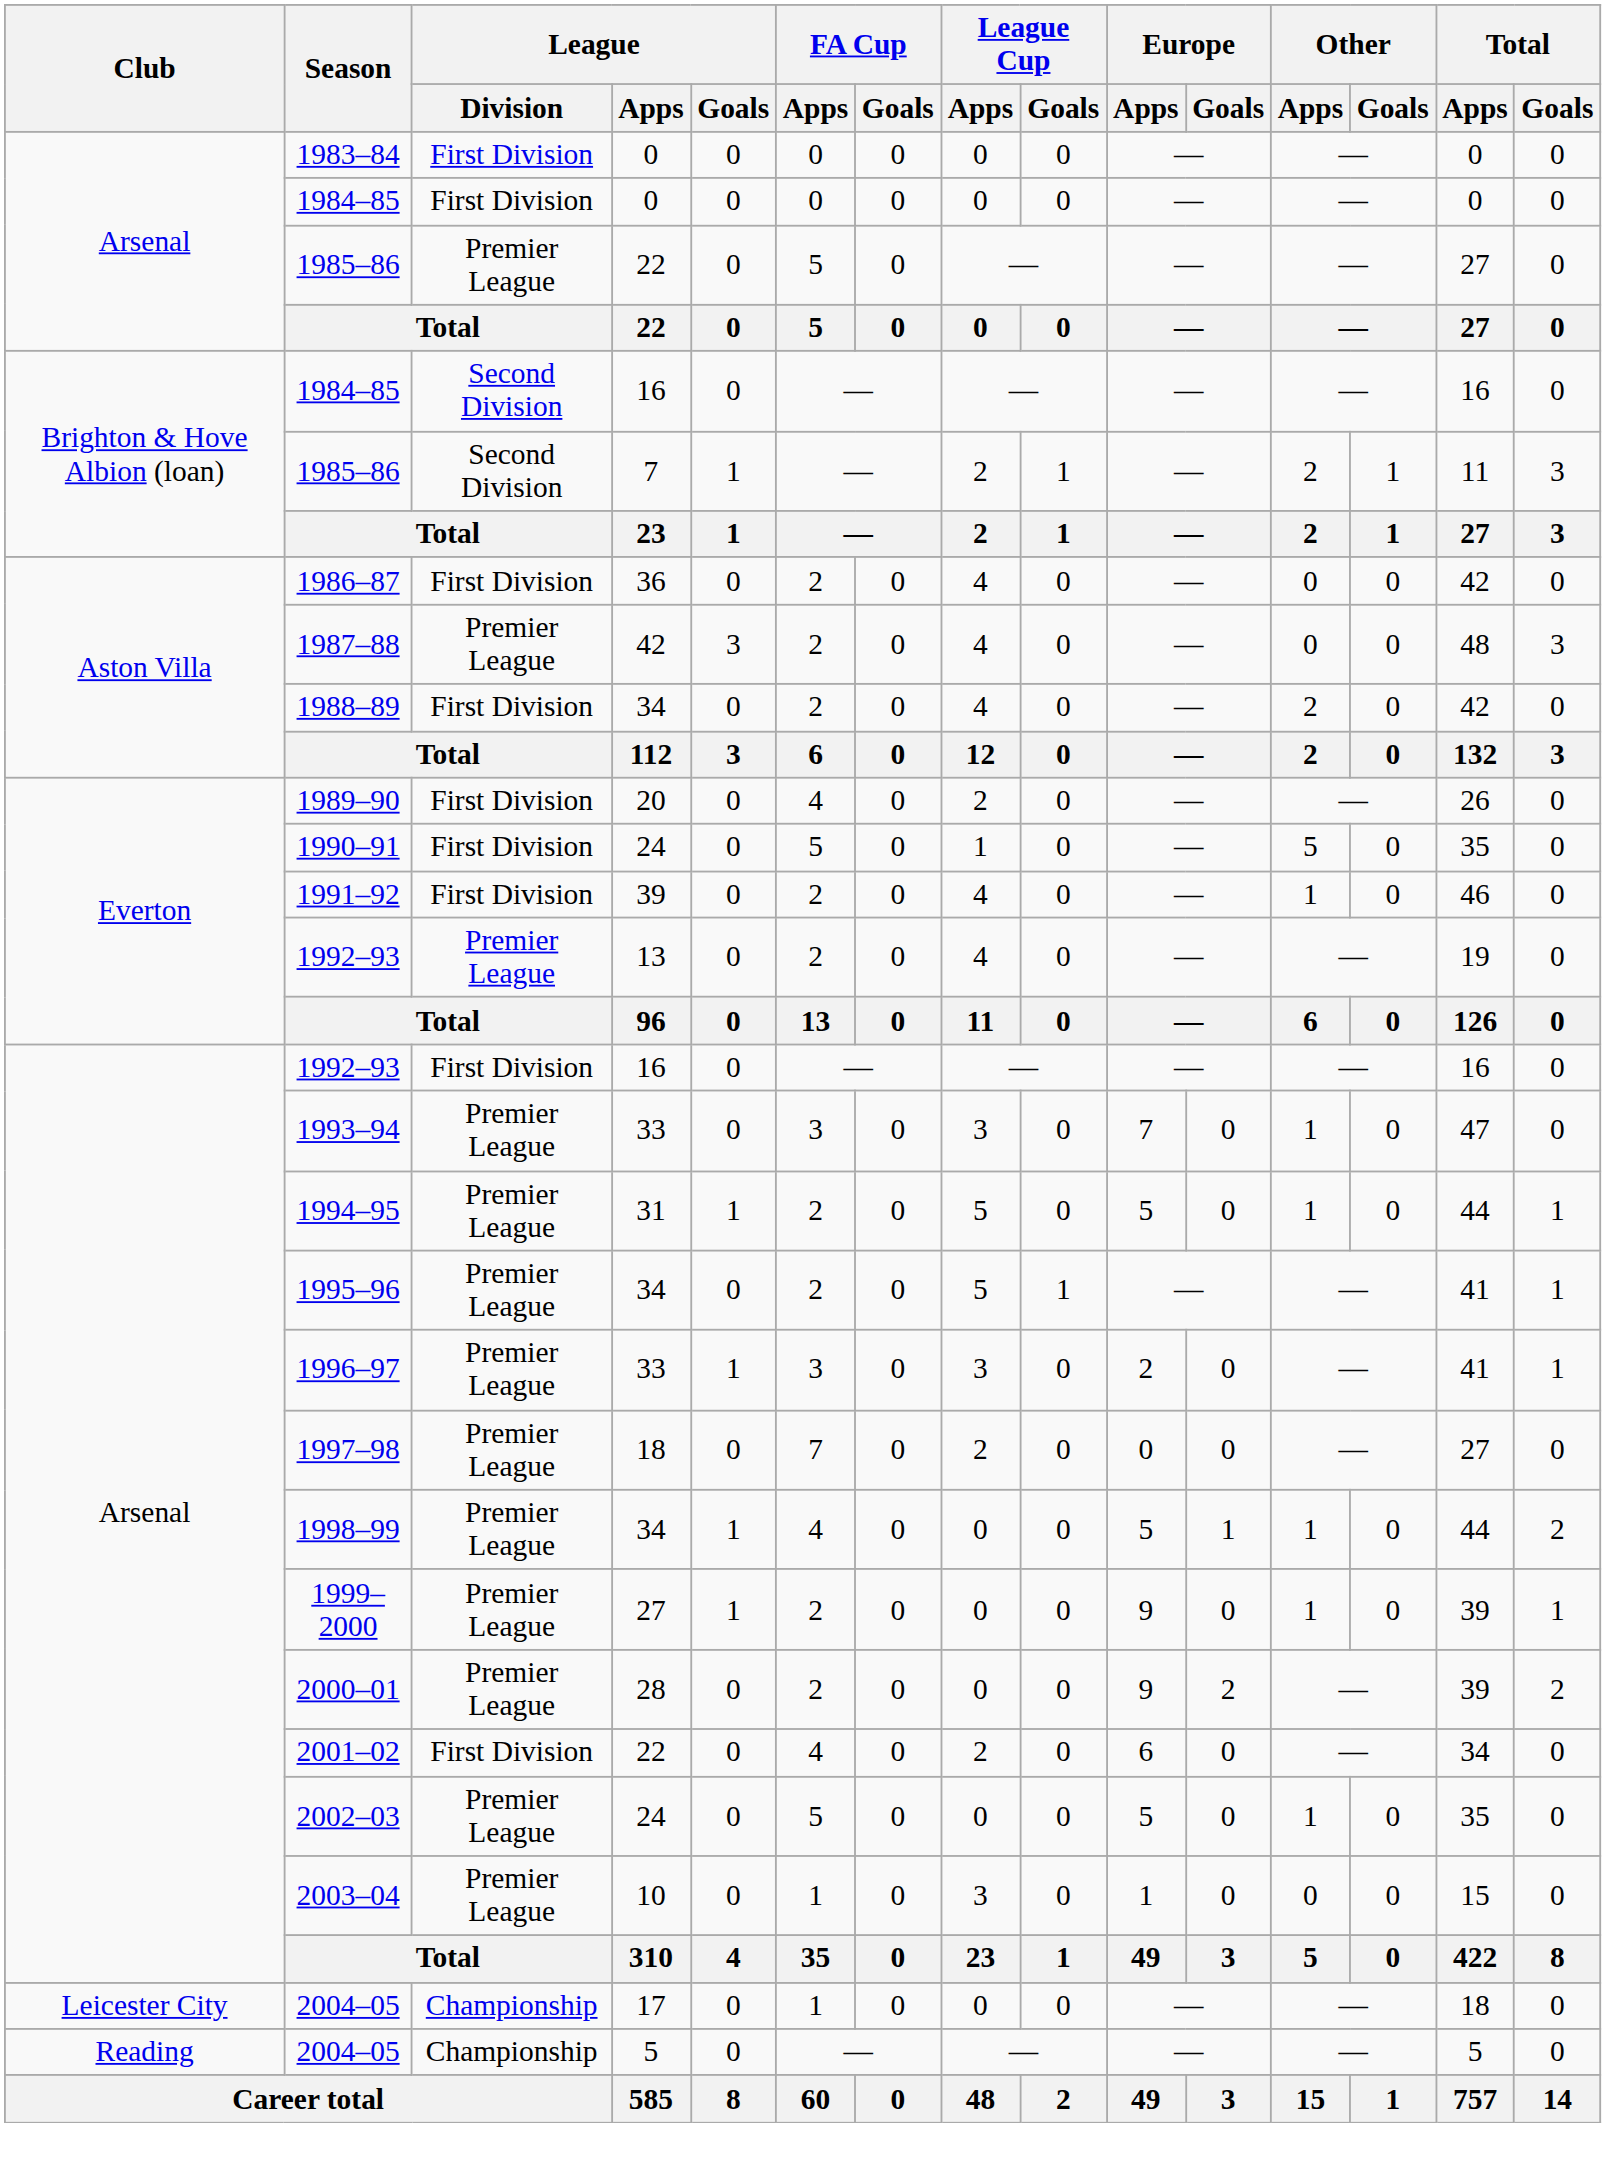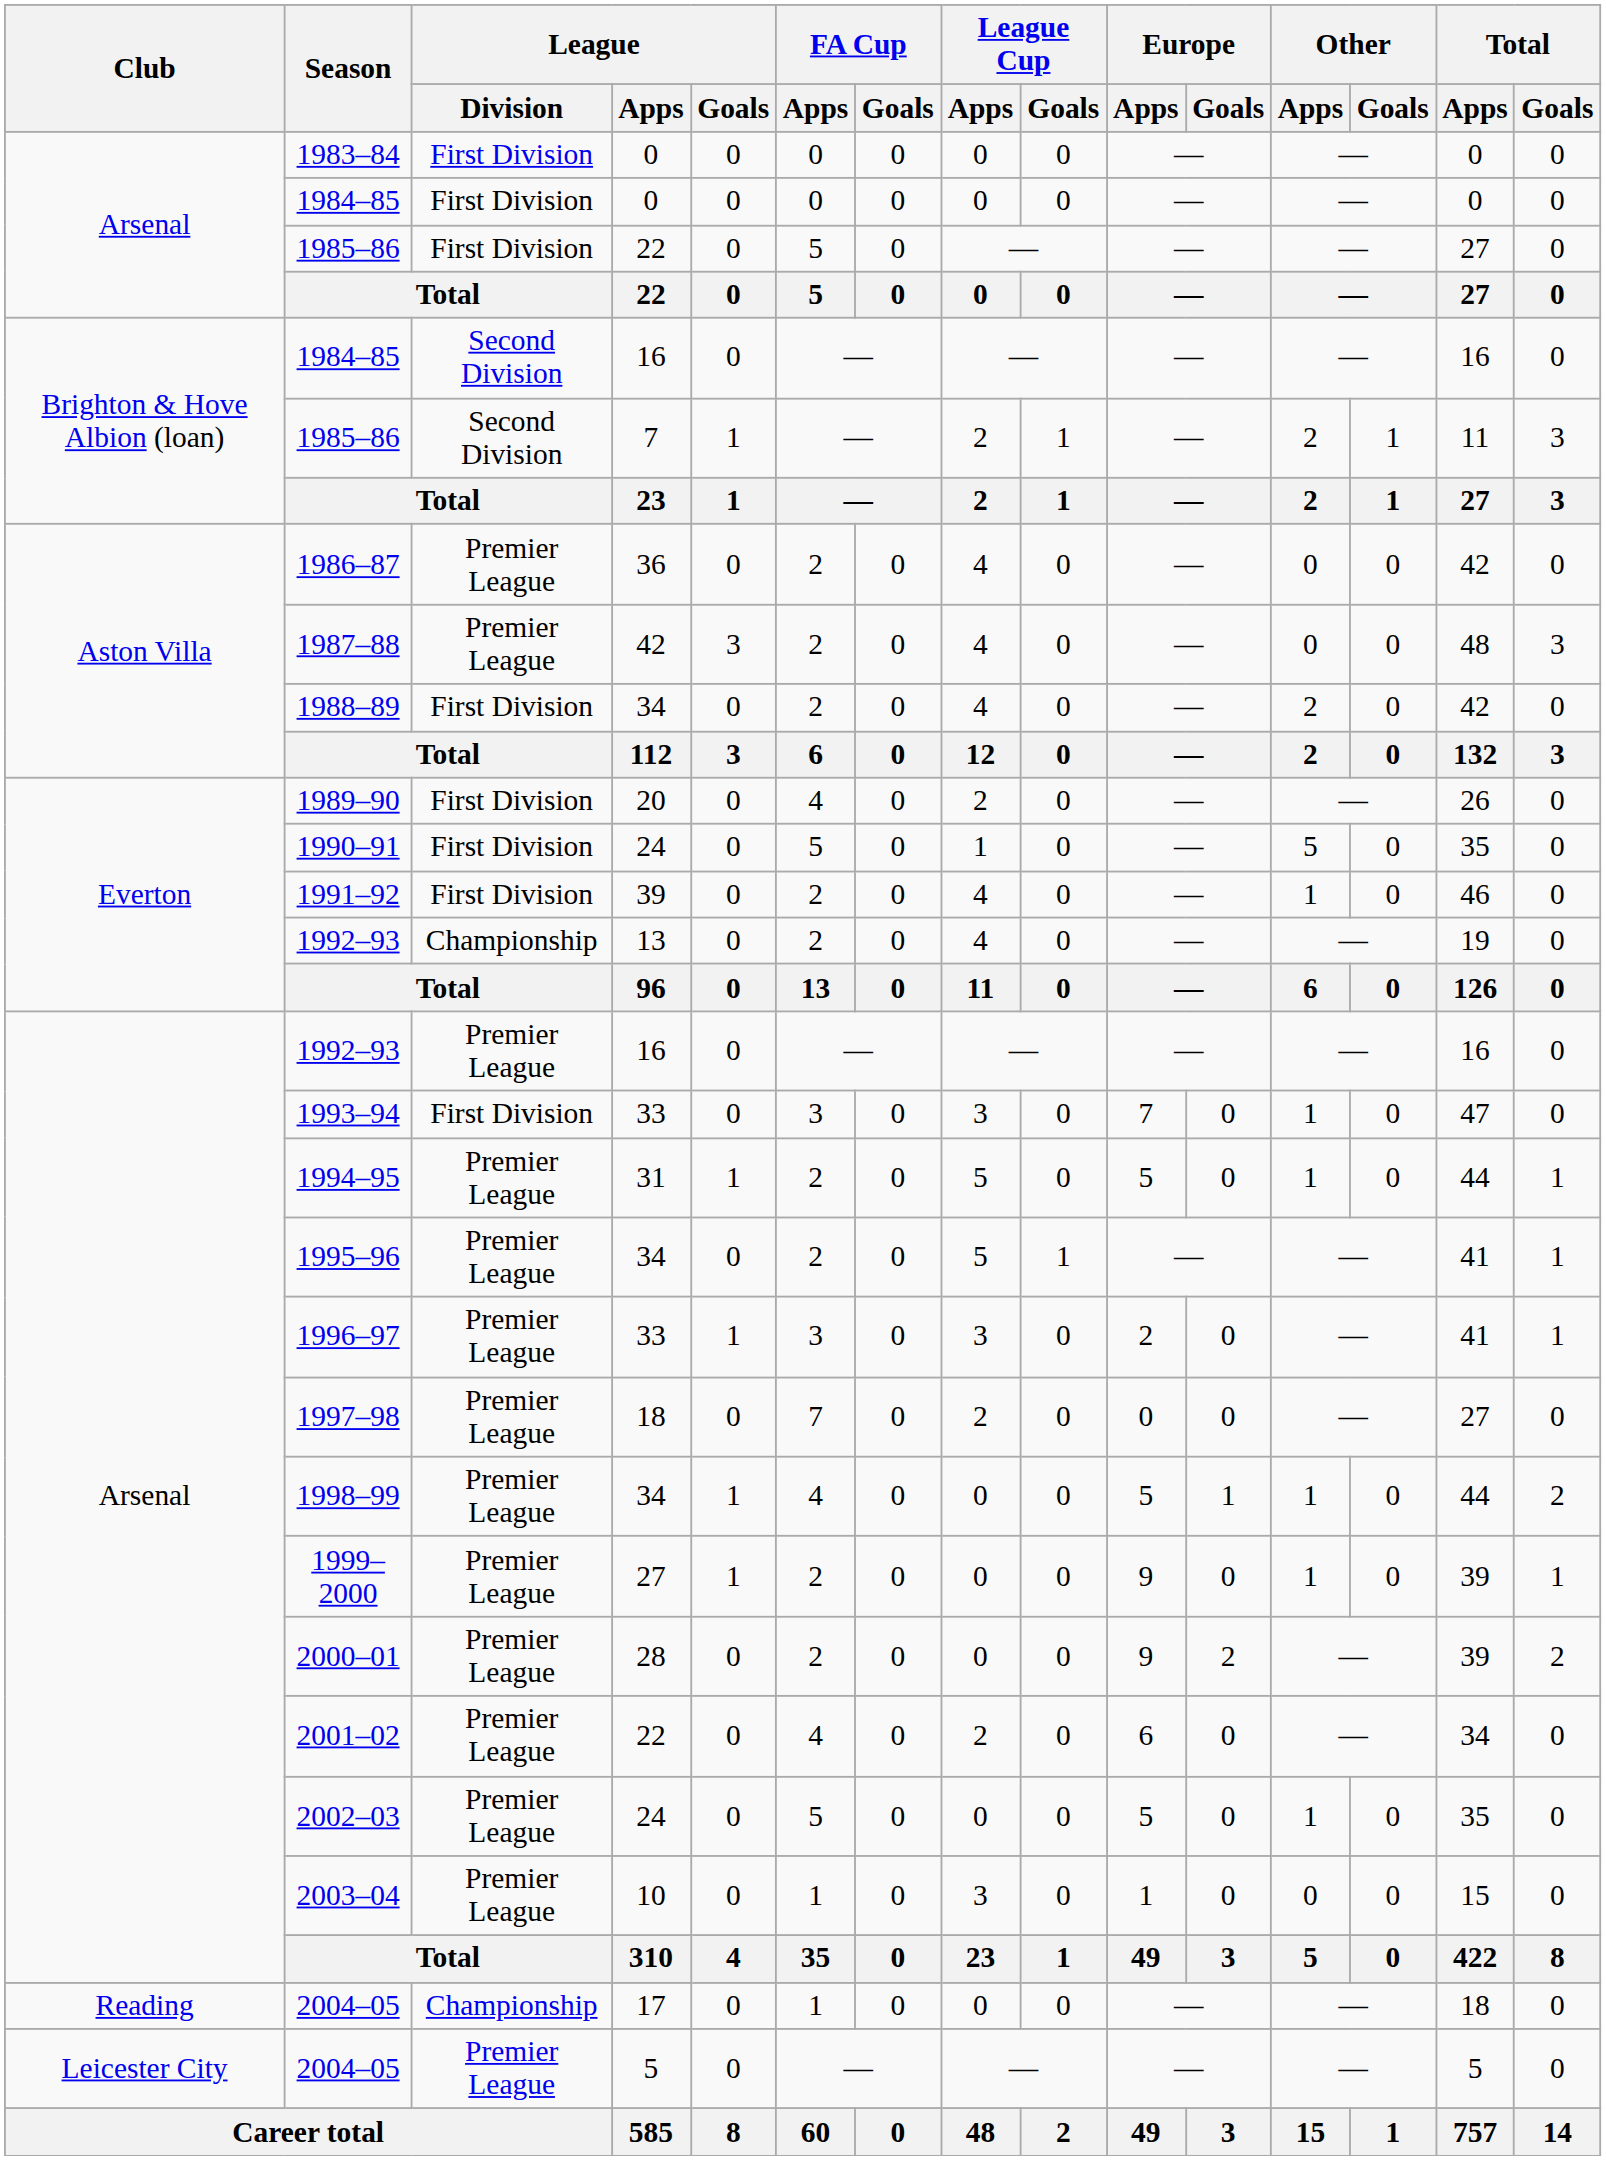(512, 264) Premier League -> (512, 247) First Division
(512, 580) First Division -> (512, 563) Premier League
(512, 957) Premier League -> (512, 940) Championship
(512, 1066) First Division -> (512, 1050) Premier League
(512, 1130) Premier League -> (512, 1113) First Division
(512, 1752) First Division -> (512, 1735) Premier League
(145, 2005) Leicester City -> (145, 2005) Reading
(145, 2051) Reading -> (145, 2068) Leicester City
(512, 2051) Championship -> (512, 2068) Premier League
